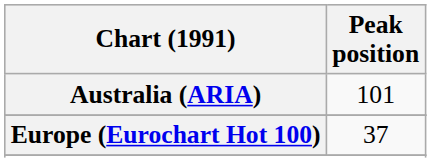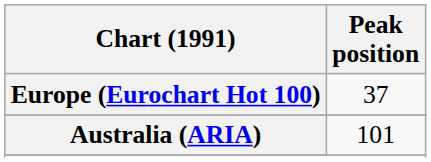rows swapped: (166, 94) <-> (166, 134)
